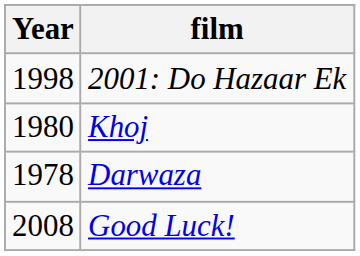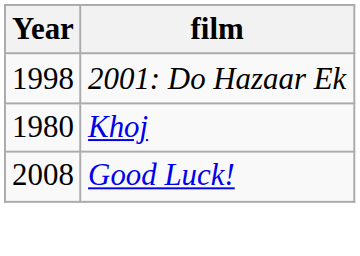- row: (145, 175)
